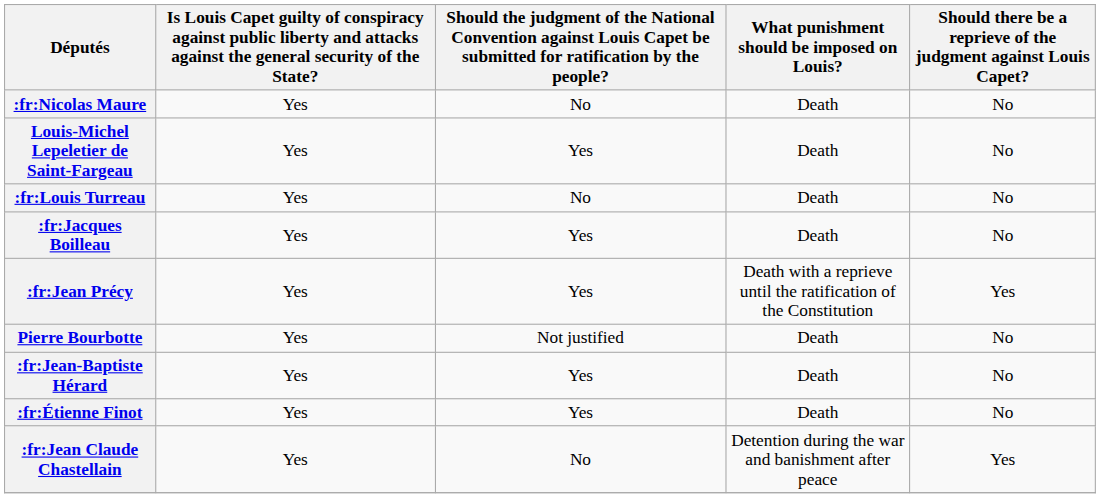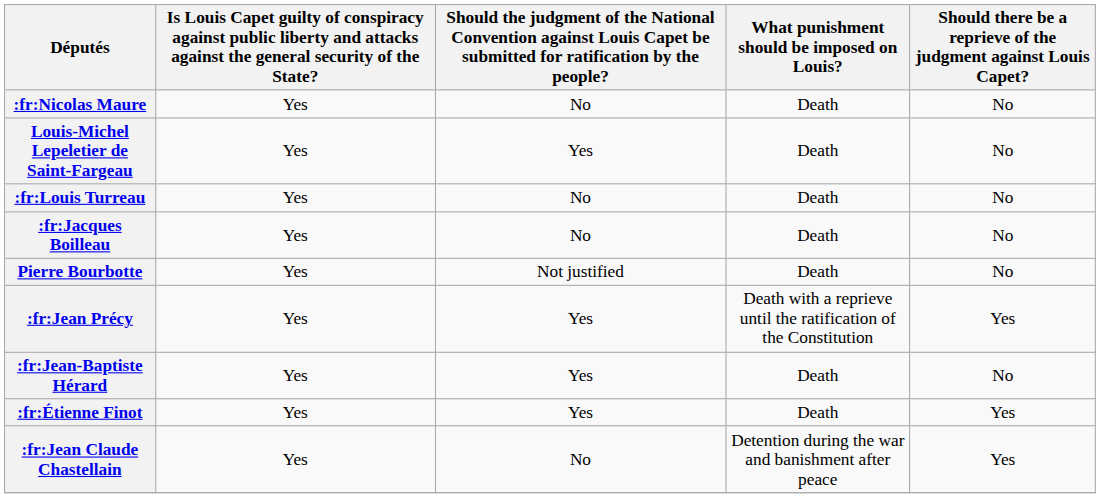(580, 234) Yes -> (580, 234) No
rows swapped: (80, 291) <-> (80, 338)
(1003, 412) No -> (1003, 412) Yes
